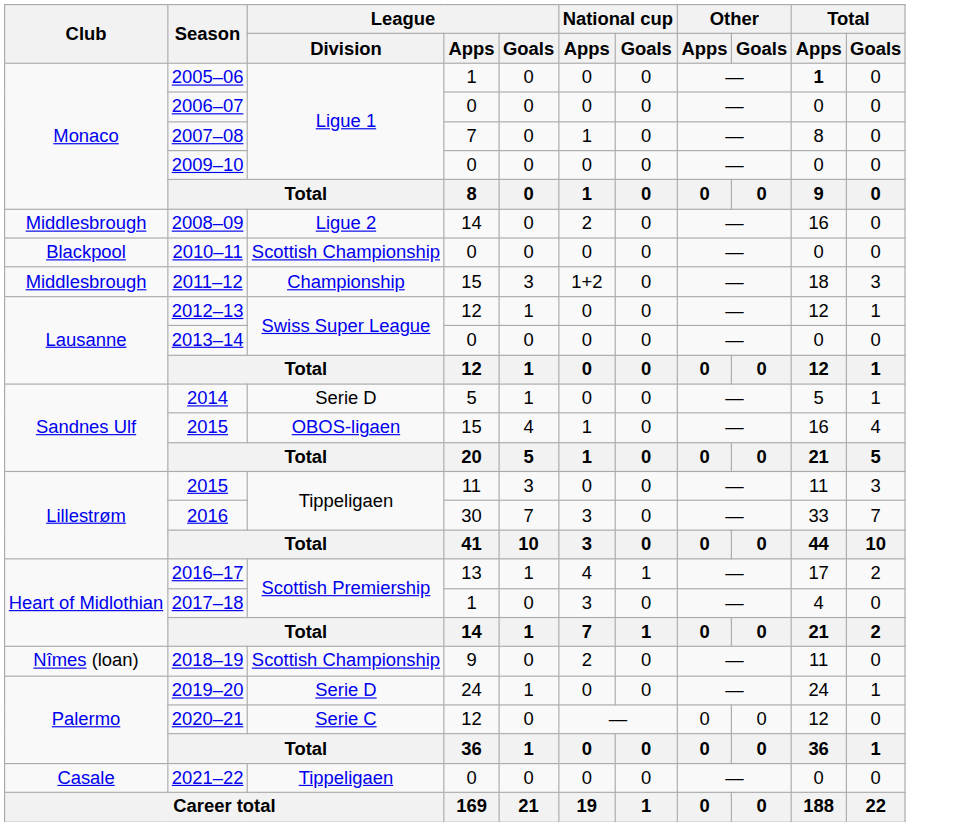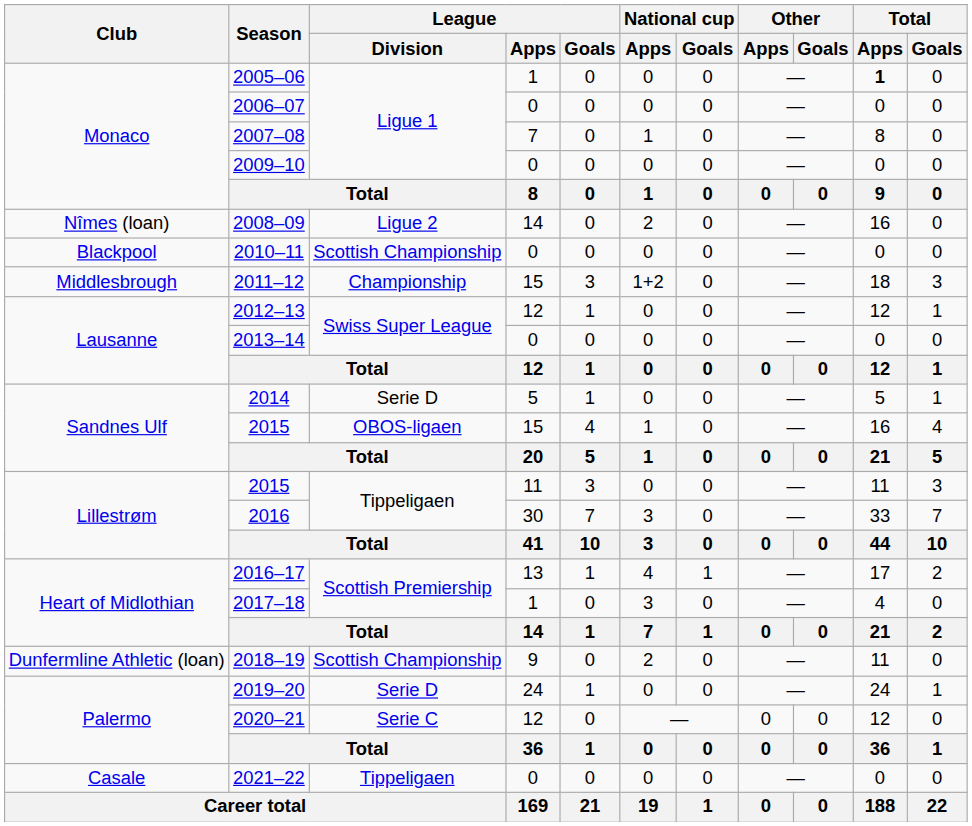(86, 223) Middlesbrough -> (117, 223) Nîmes (loan)
(86, 661) Nîmes (loan) -> (117, 661) Dunfermline Athletic (loan)
